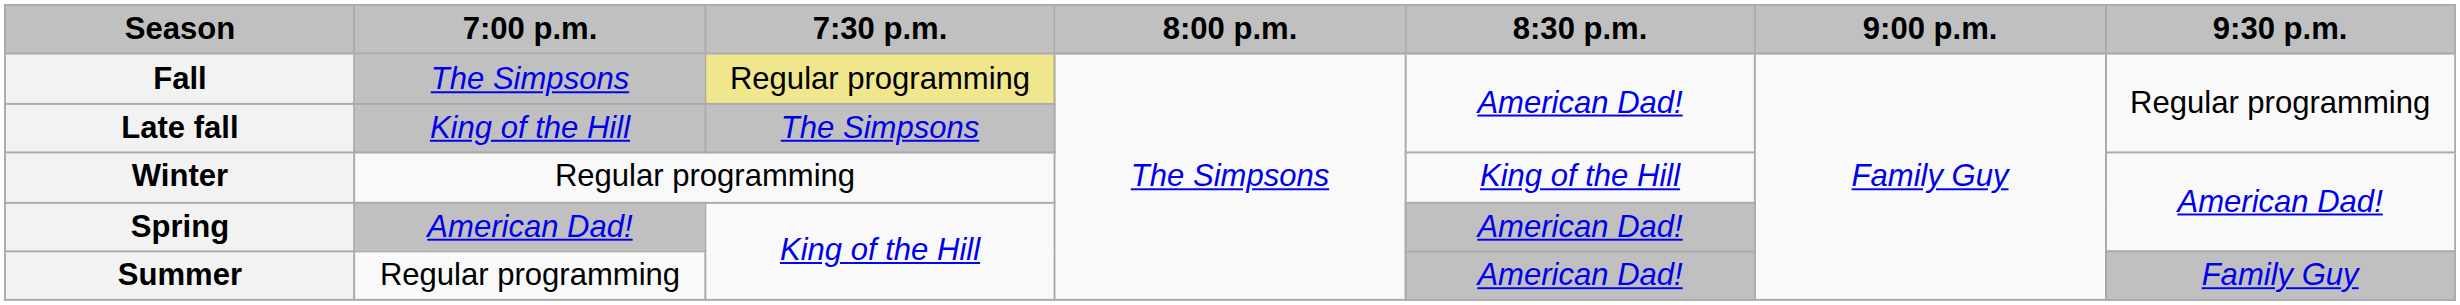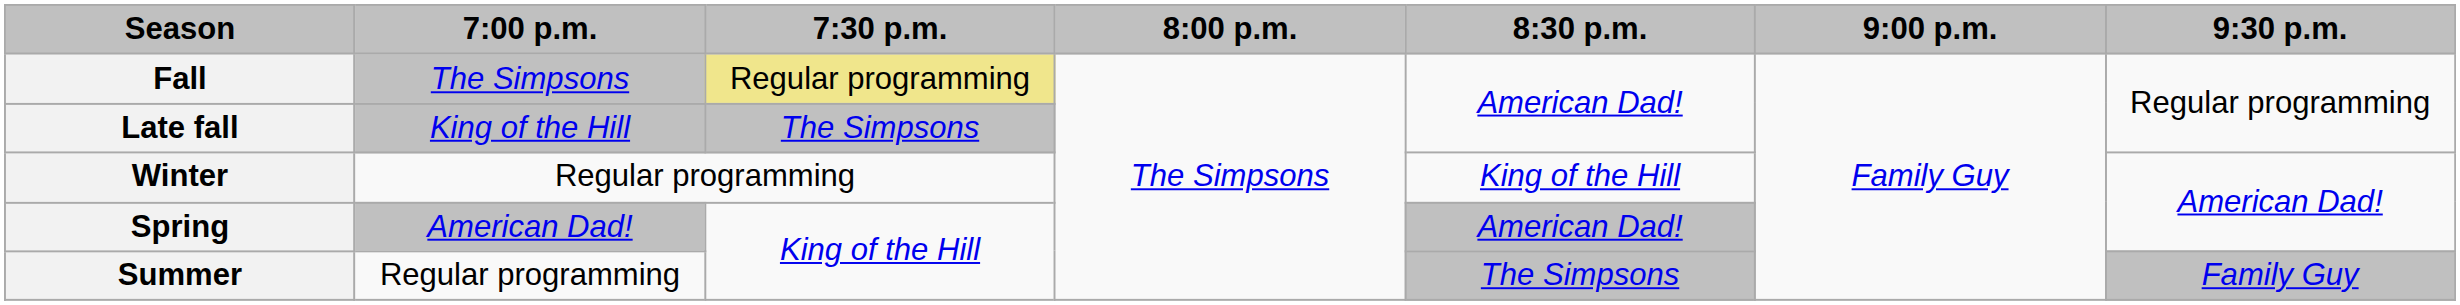(1580, 275) American Dad! -> (1580, 275) The Simpsons
